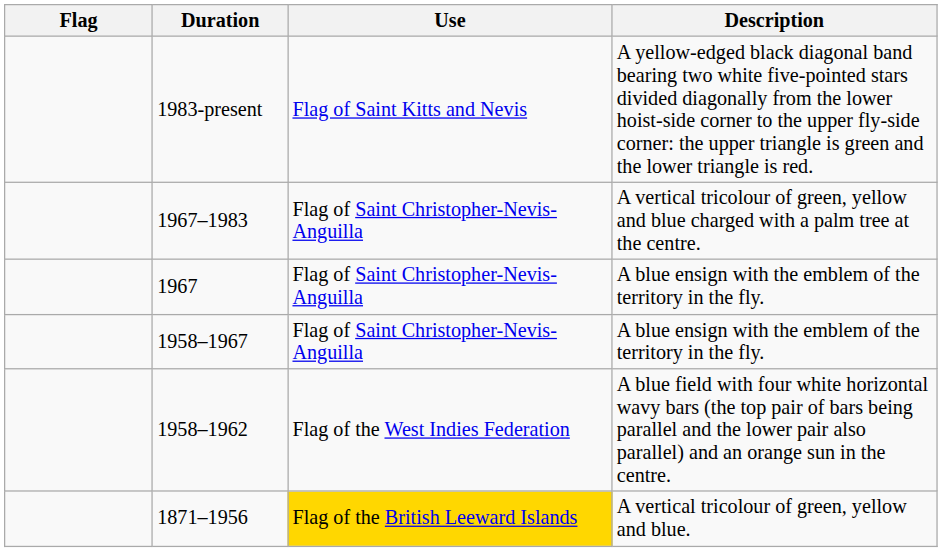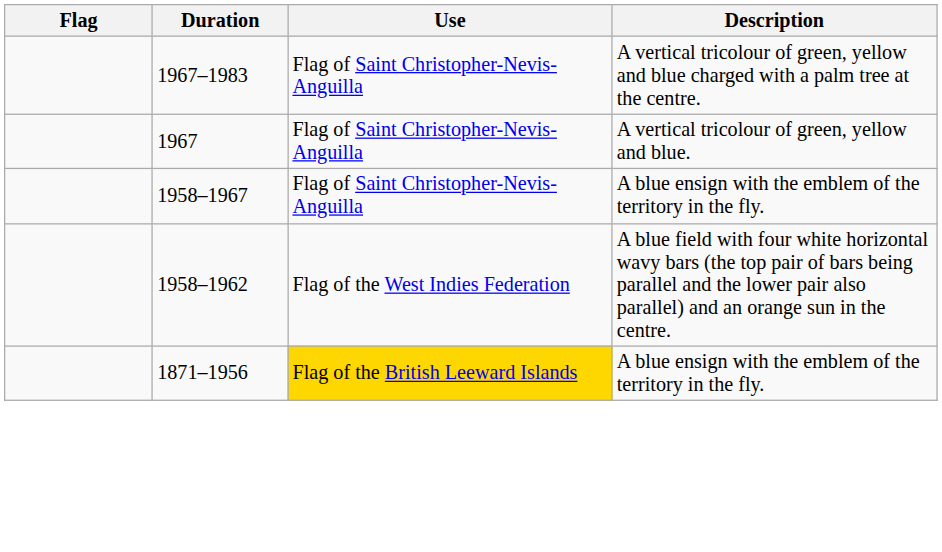- row: (210, 109)
(768, 286) A blue ensign with the emblem of the territory in the fly. -> (762, 141) A vertical tricolour of green, yellow and blue.
(762, 518) A vertical tricolour of green, yellow and blue. -> (768, 373) A blue ensign with the emblem of the territory in the fly.
